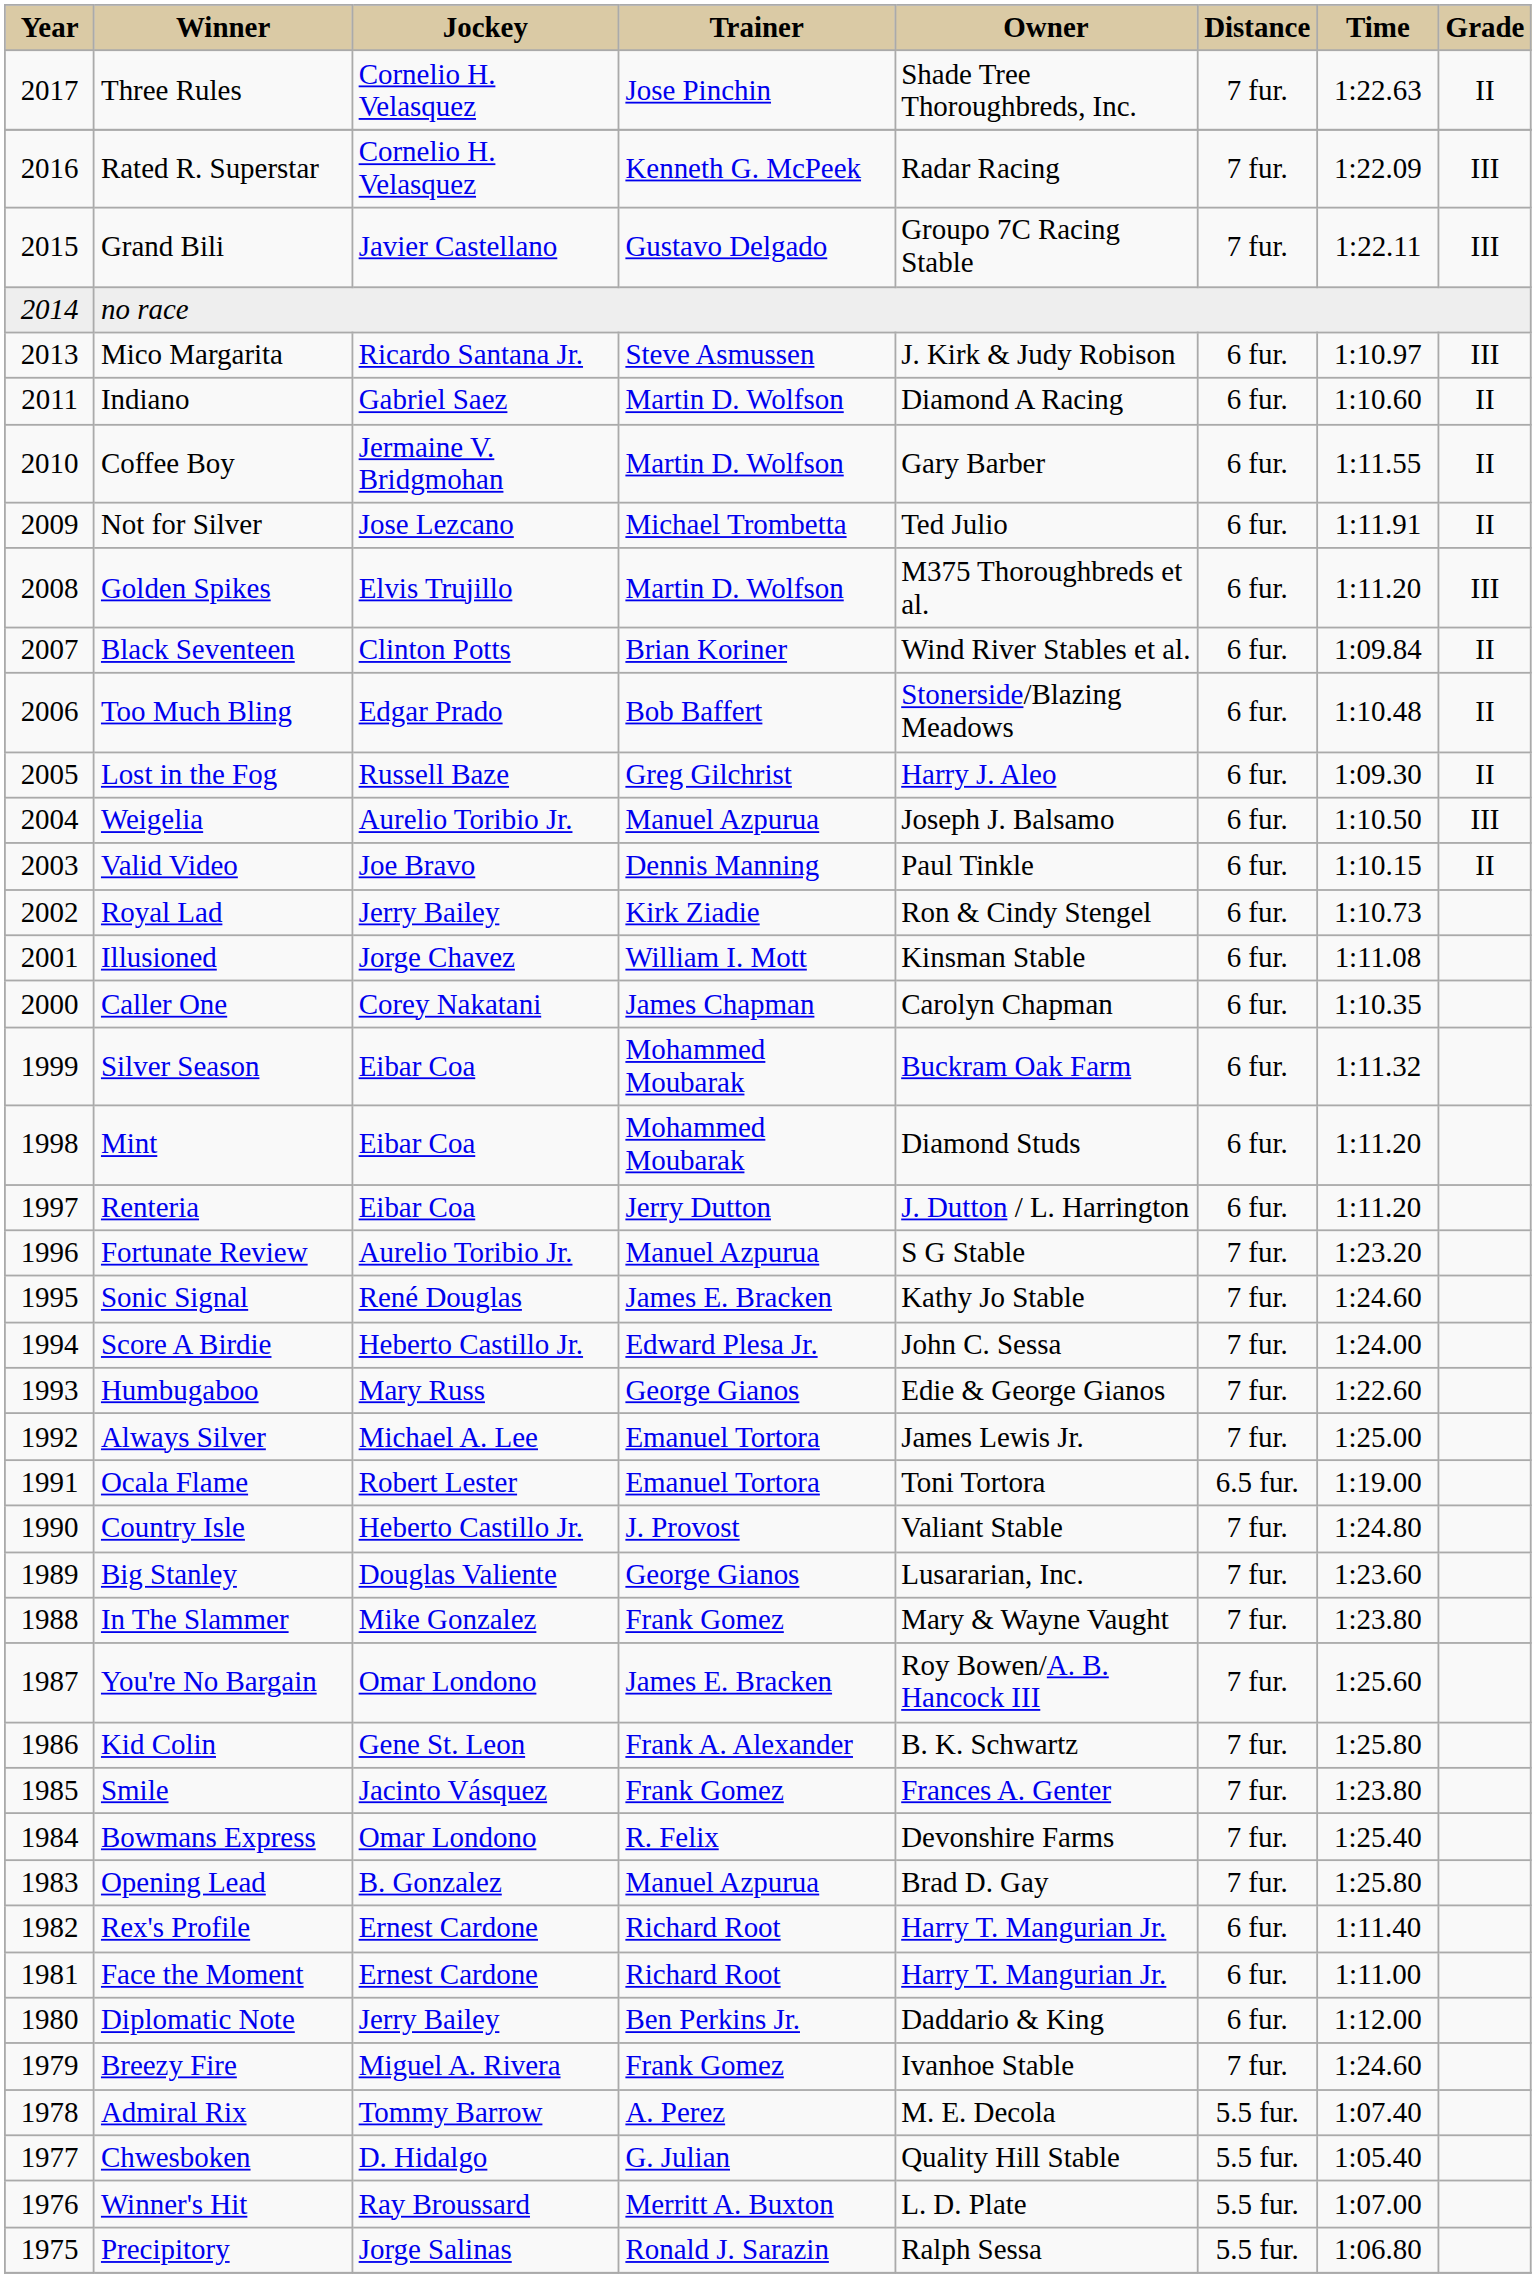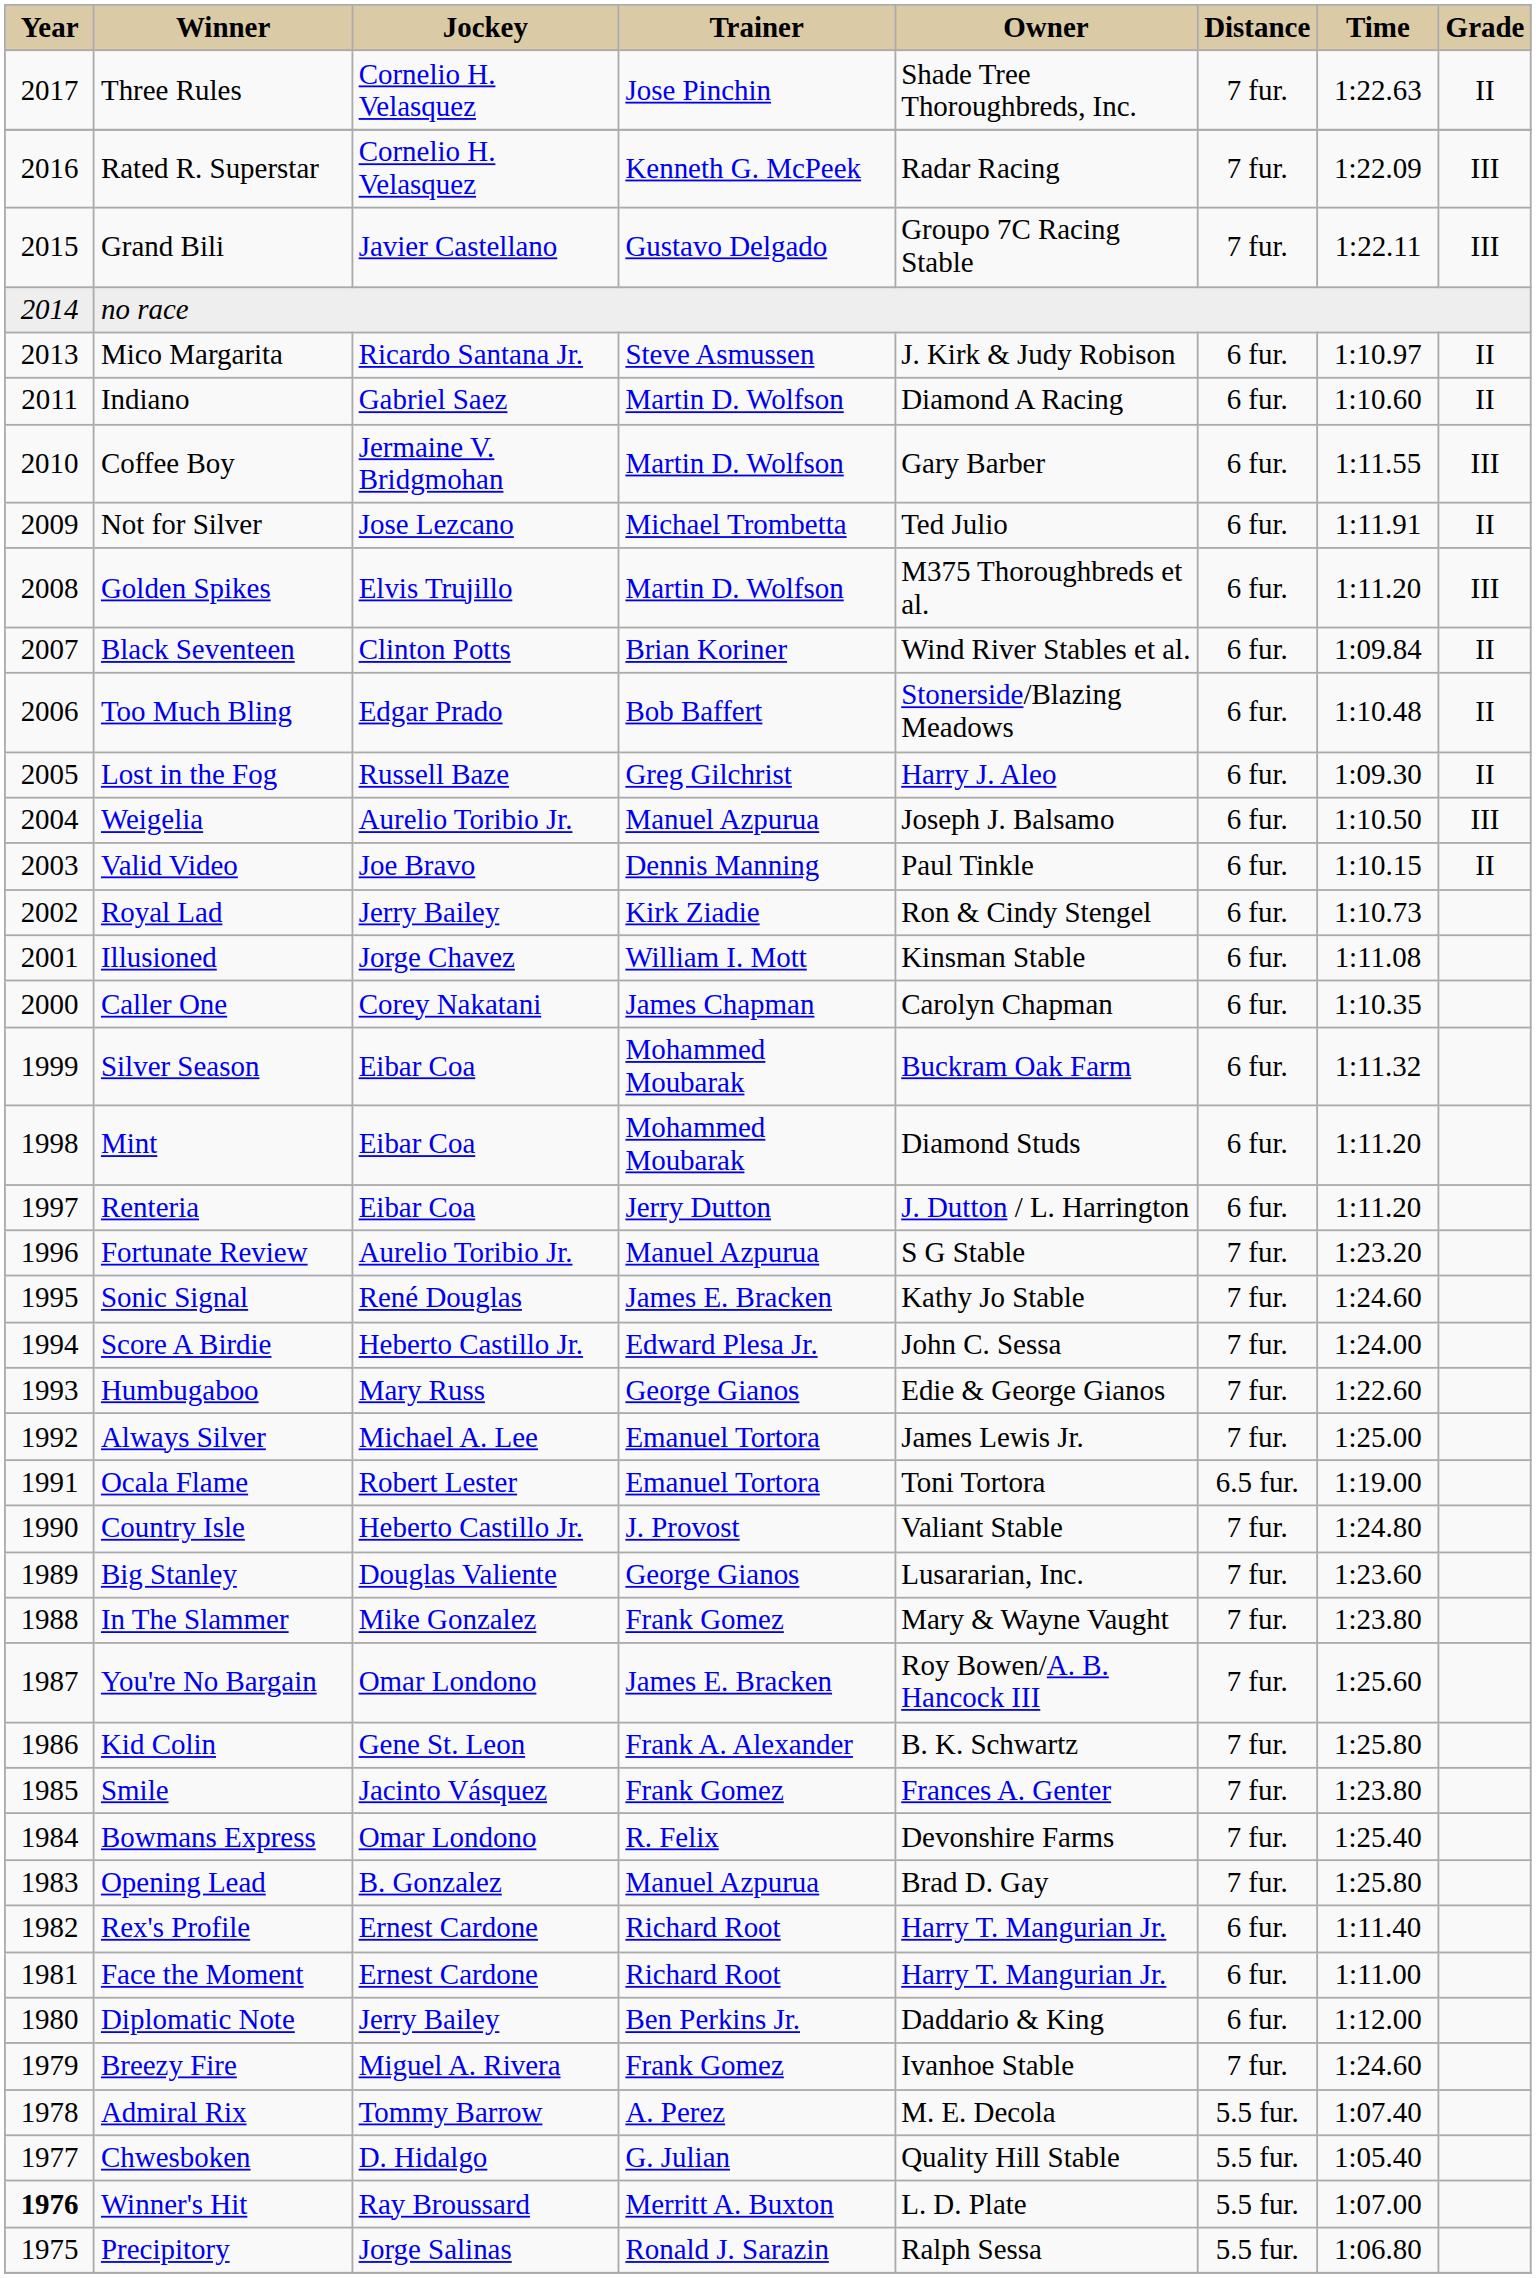(1485, 354) III -> (1485, 354) II
(1485, 462) II -> (1485, 462) III
(50, 2203) normal -> (50, 2203) bold
